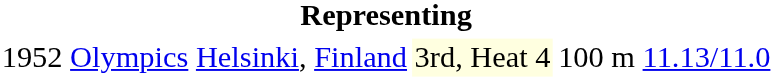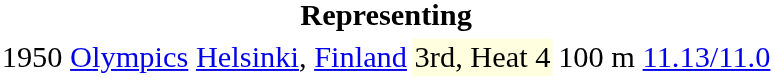(32, 57) 1952 -> (32, 57) 1950
